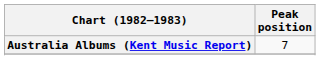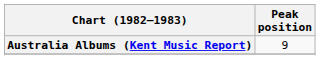(285, 45) 7 -> (285, 45) 9
